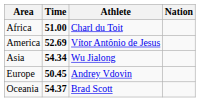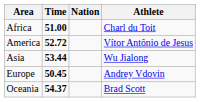columns swapped: (116, 12) <-> (179, 12)
(56, 43) 52.69 -> (56, 43) 52.72
(56, 58) 54.34 -> (56, 58) 53.44
